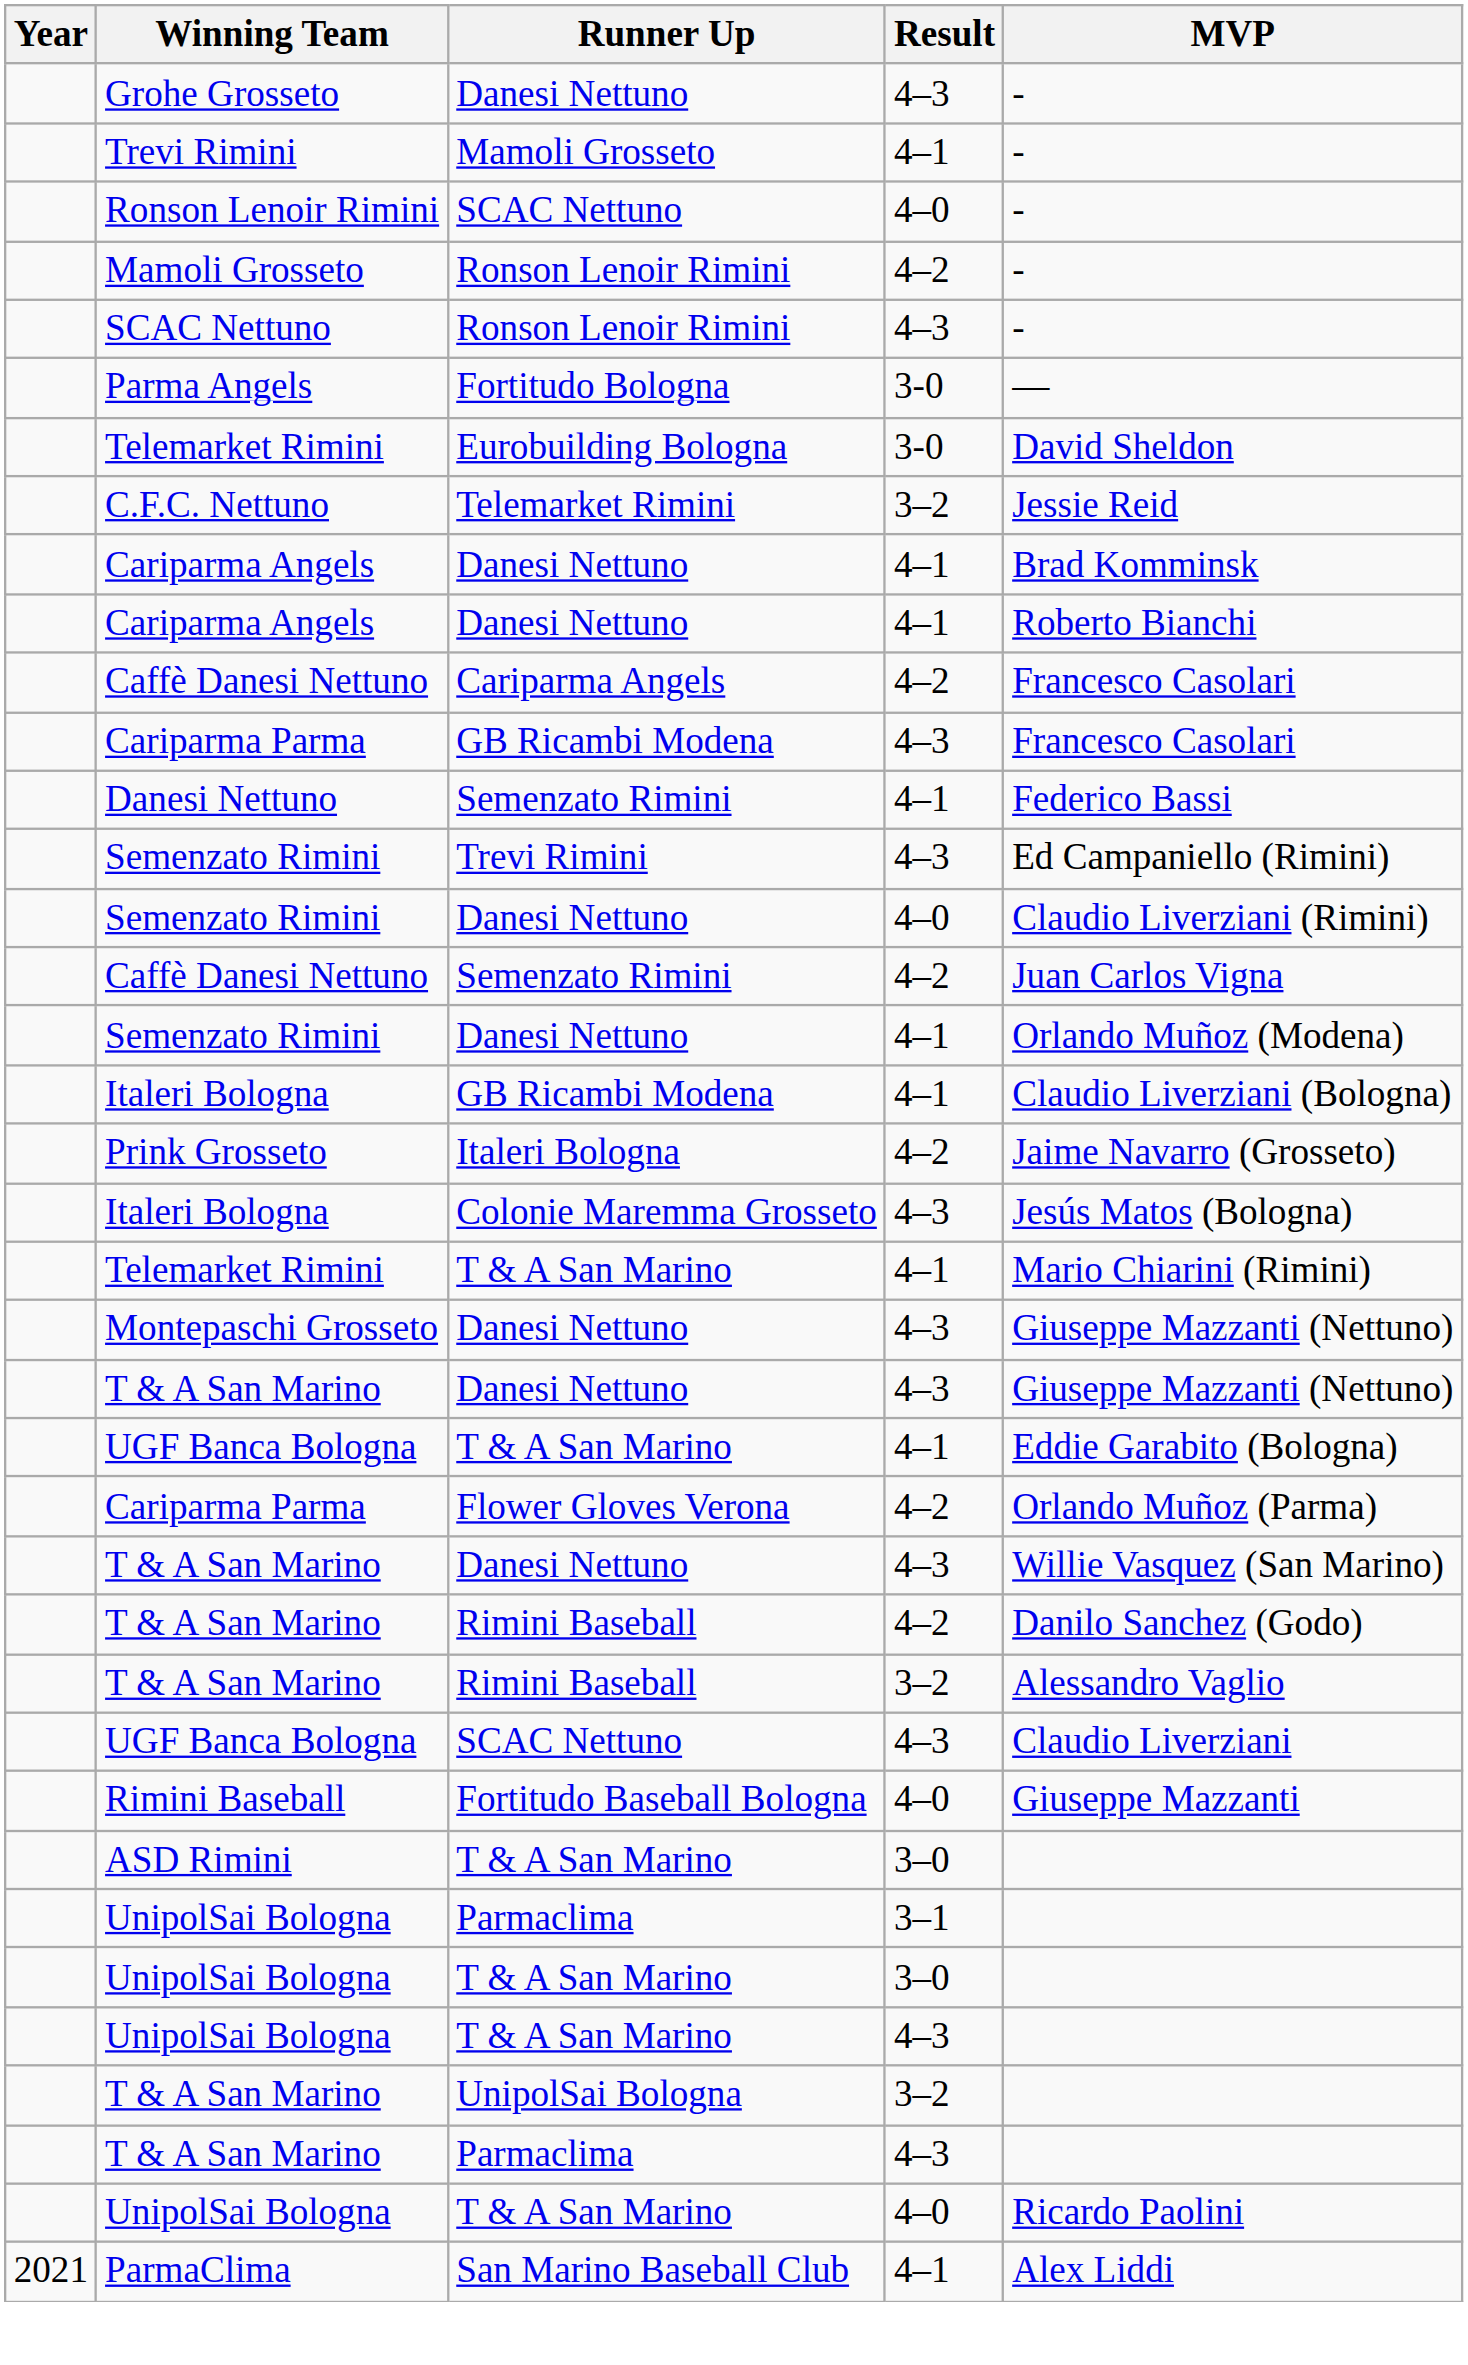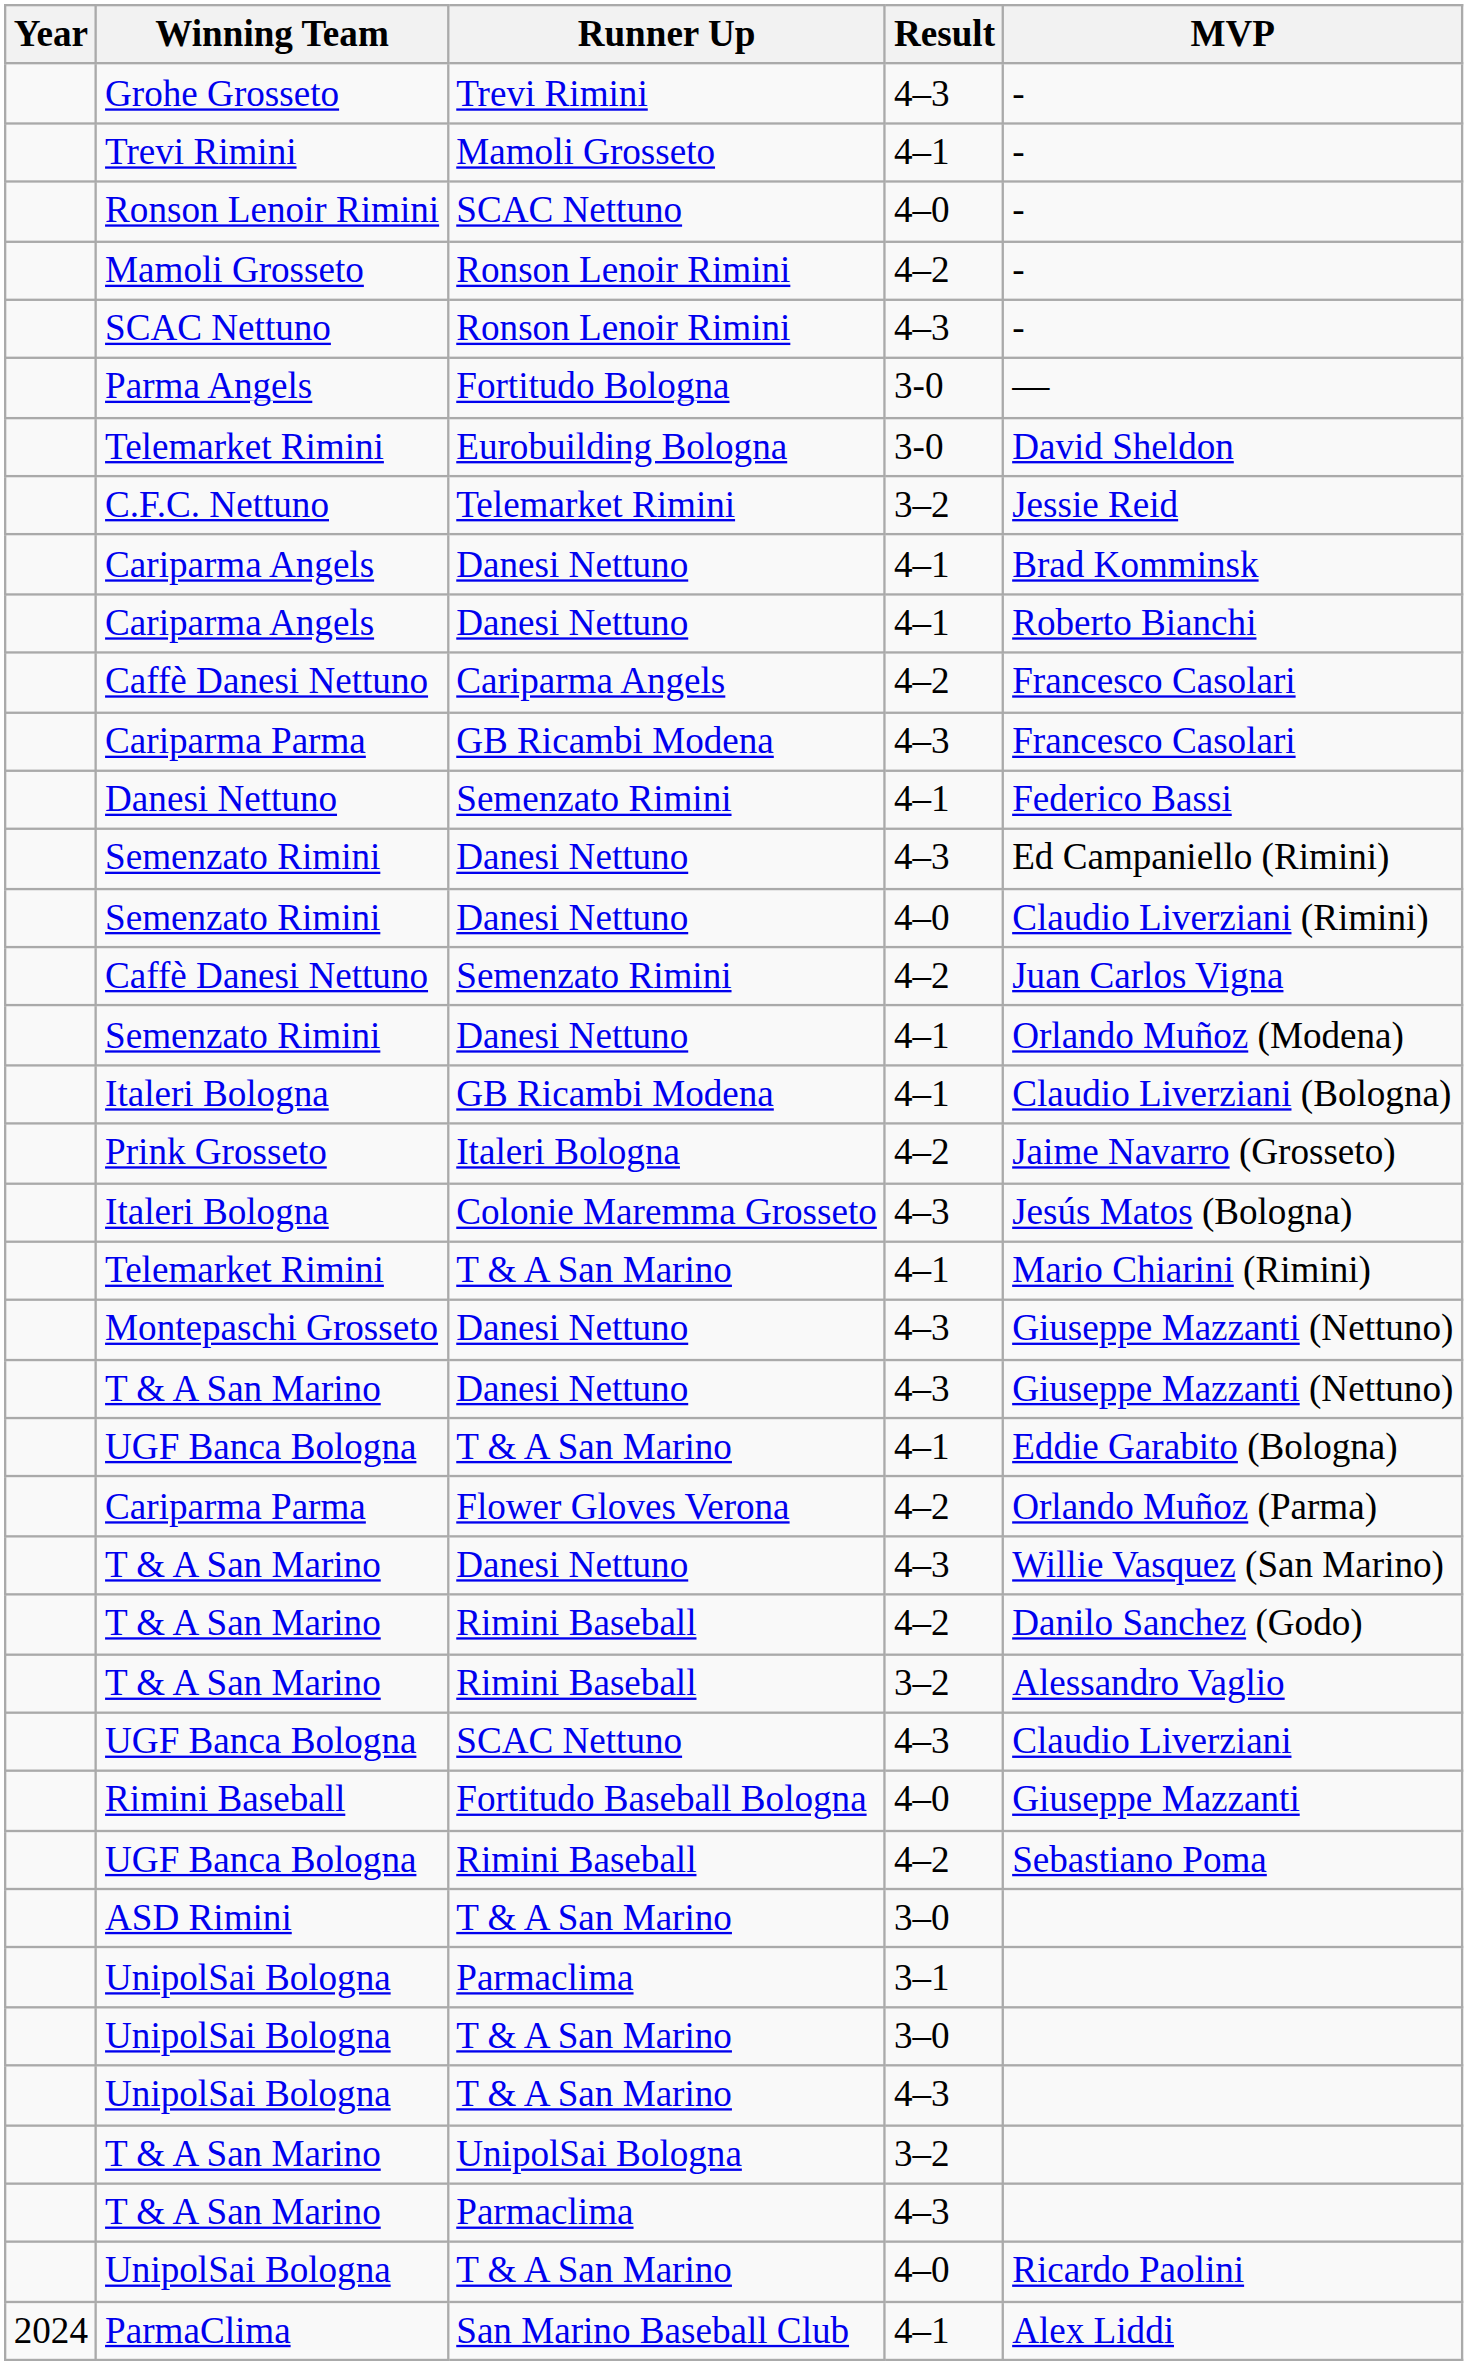(572, 92) Danesi Nettuno -> (552, 92) Trevi Rimini
(552, 858) Trevi Rimini -> (572, 858) Danesi Nettuno
+ row: (261, 1858)
(51, 2270) 2021 -> (51, 2329) 2024
